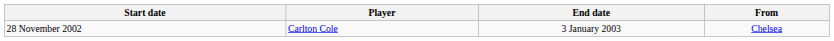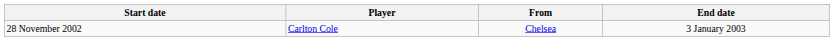columns swapped: (767, 12) <-> (591, 12)
